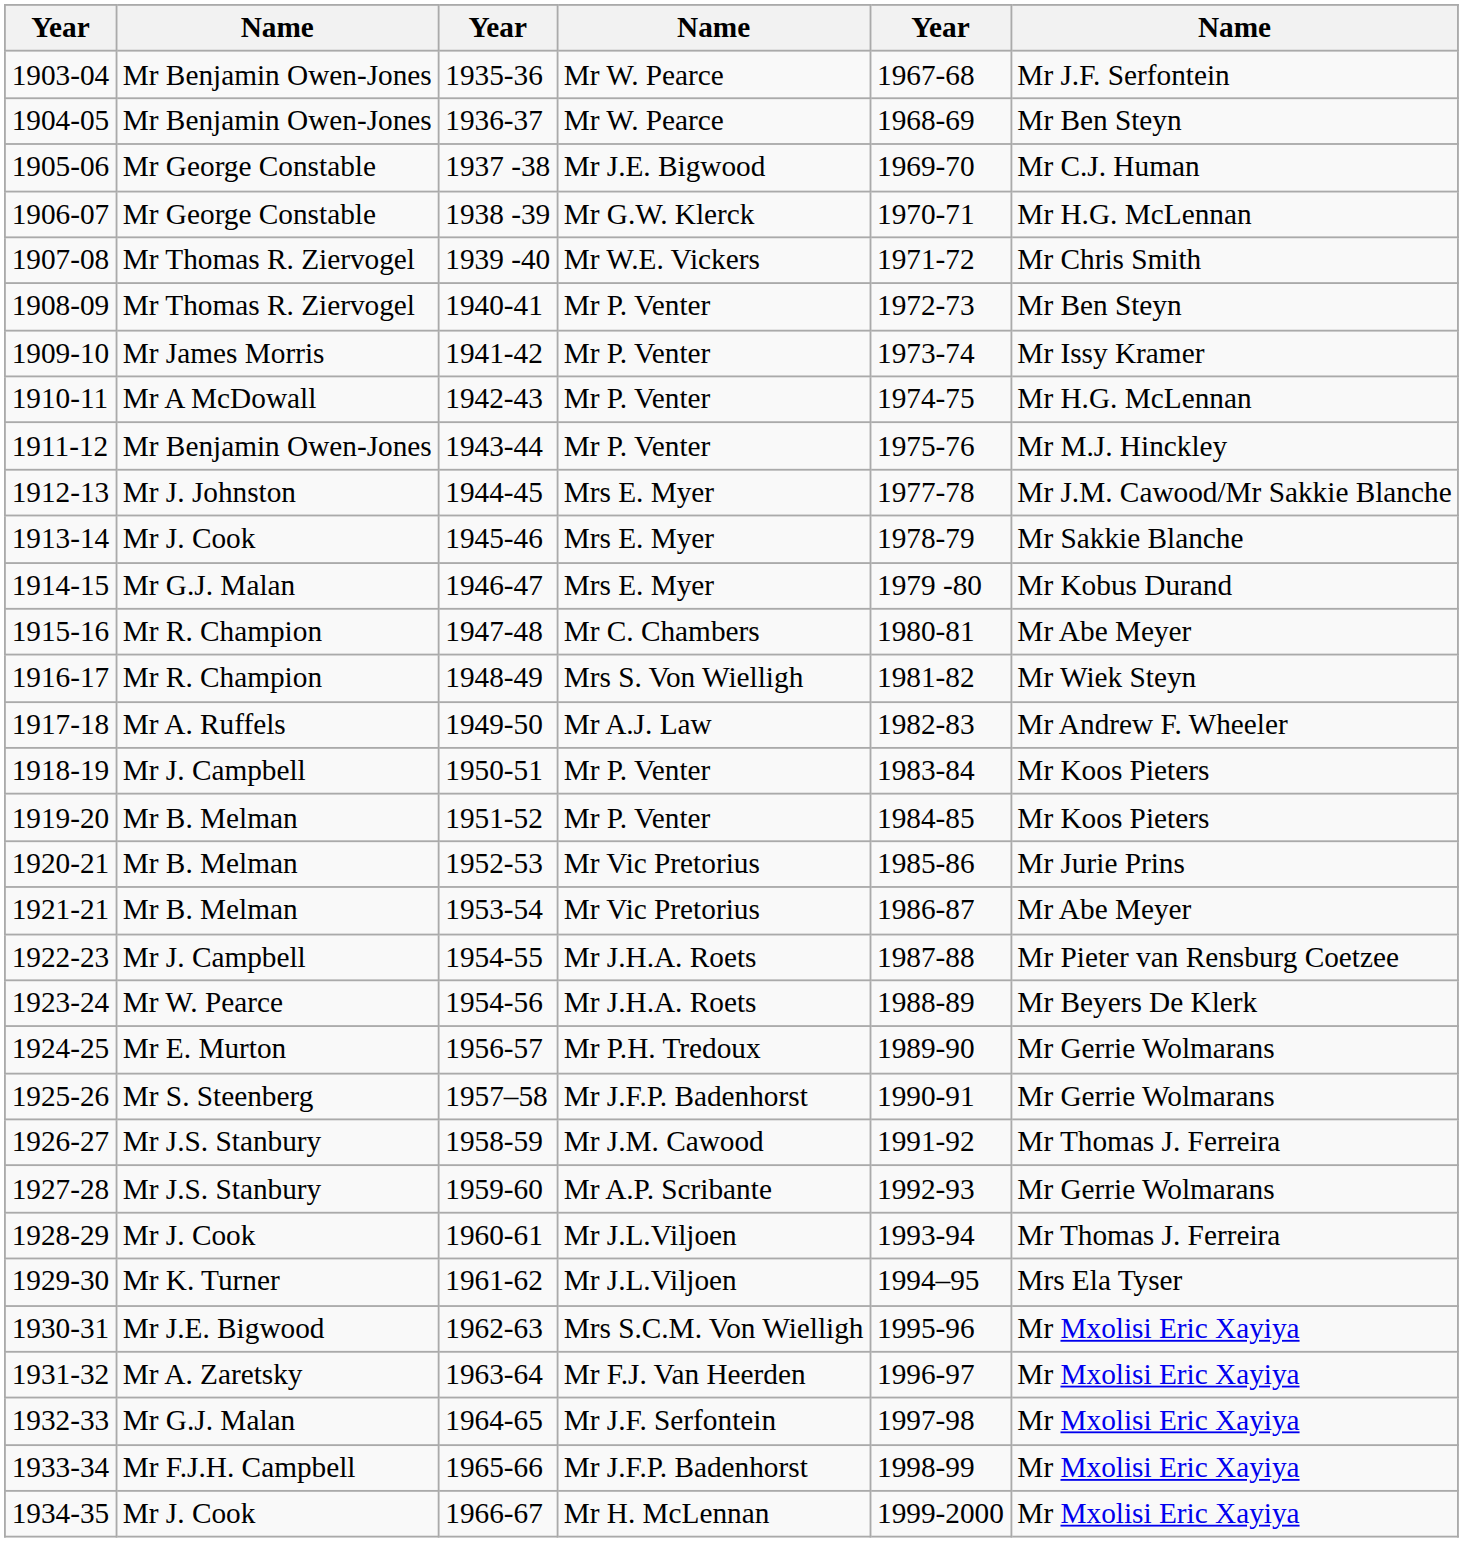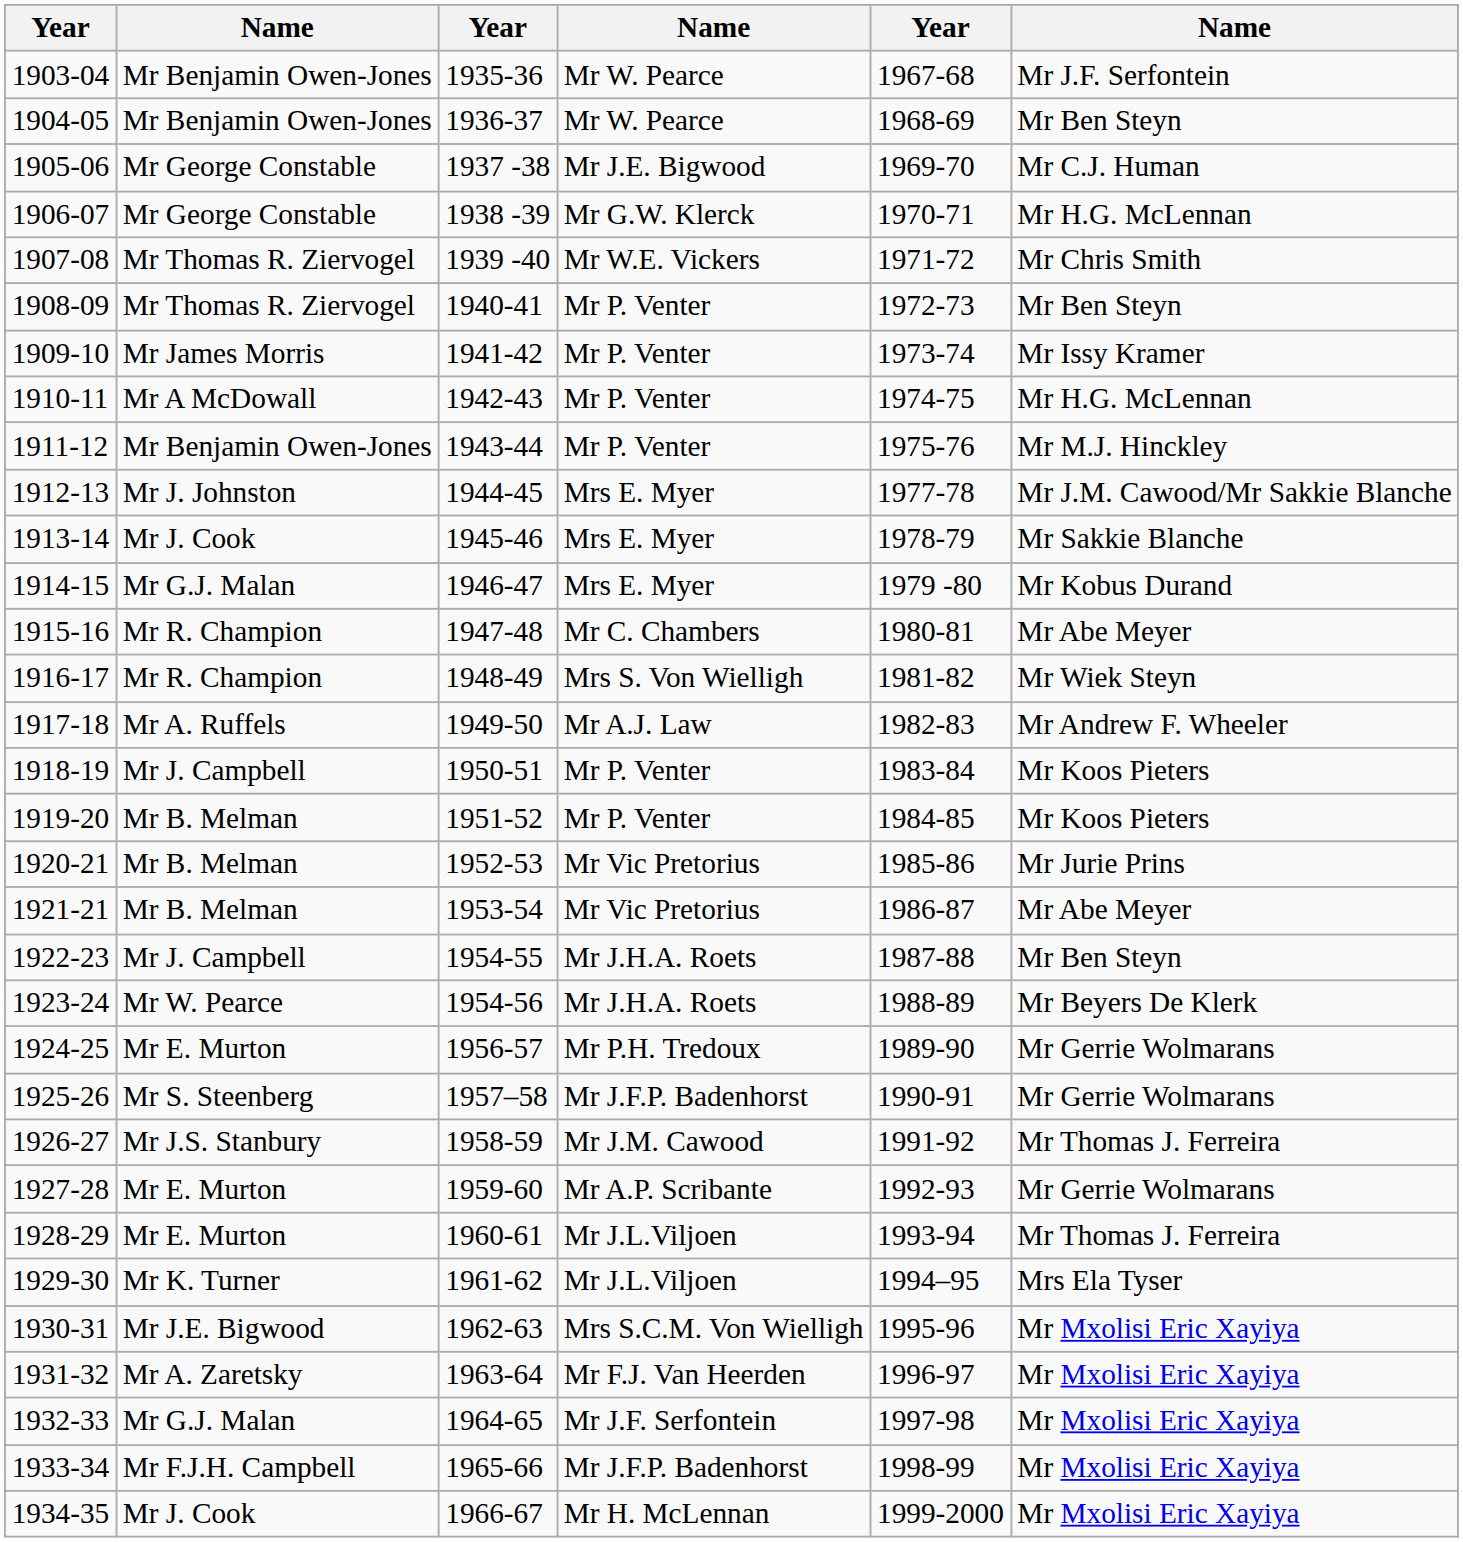(1208, 956) Mr Pieter van Rensburg Coetzee -> (1100, 956) Mr Ben Steyn
(222, 1188) Mr J.S. Stanbury -> (204, 1188) Mr E. Murton
(189, 1235) Mr J. Cook -> (204, 1235) Mr E. Murton
